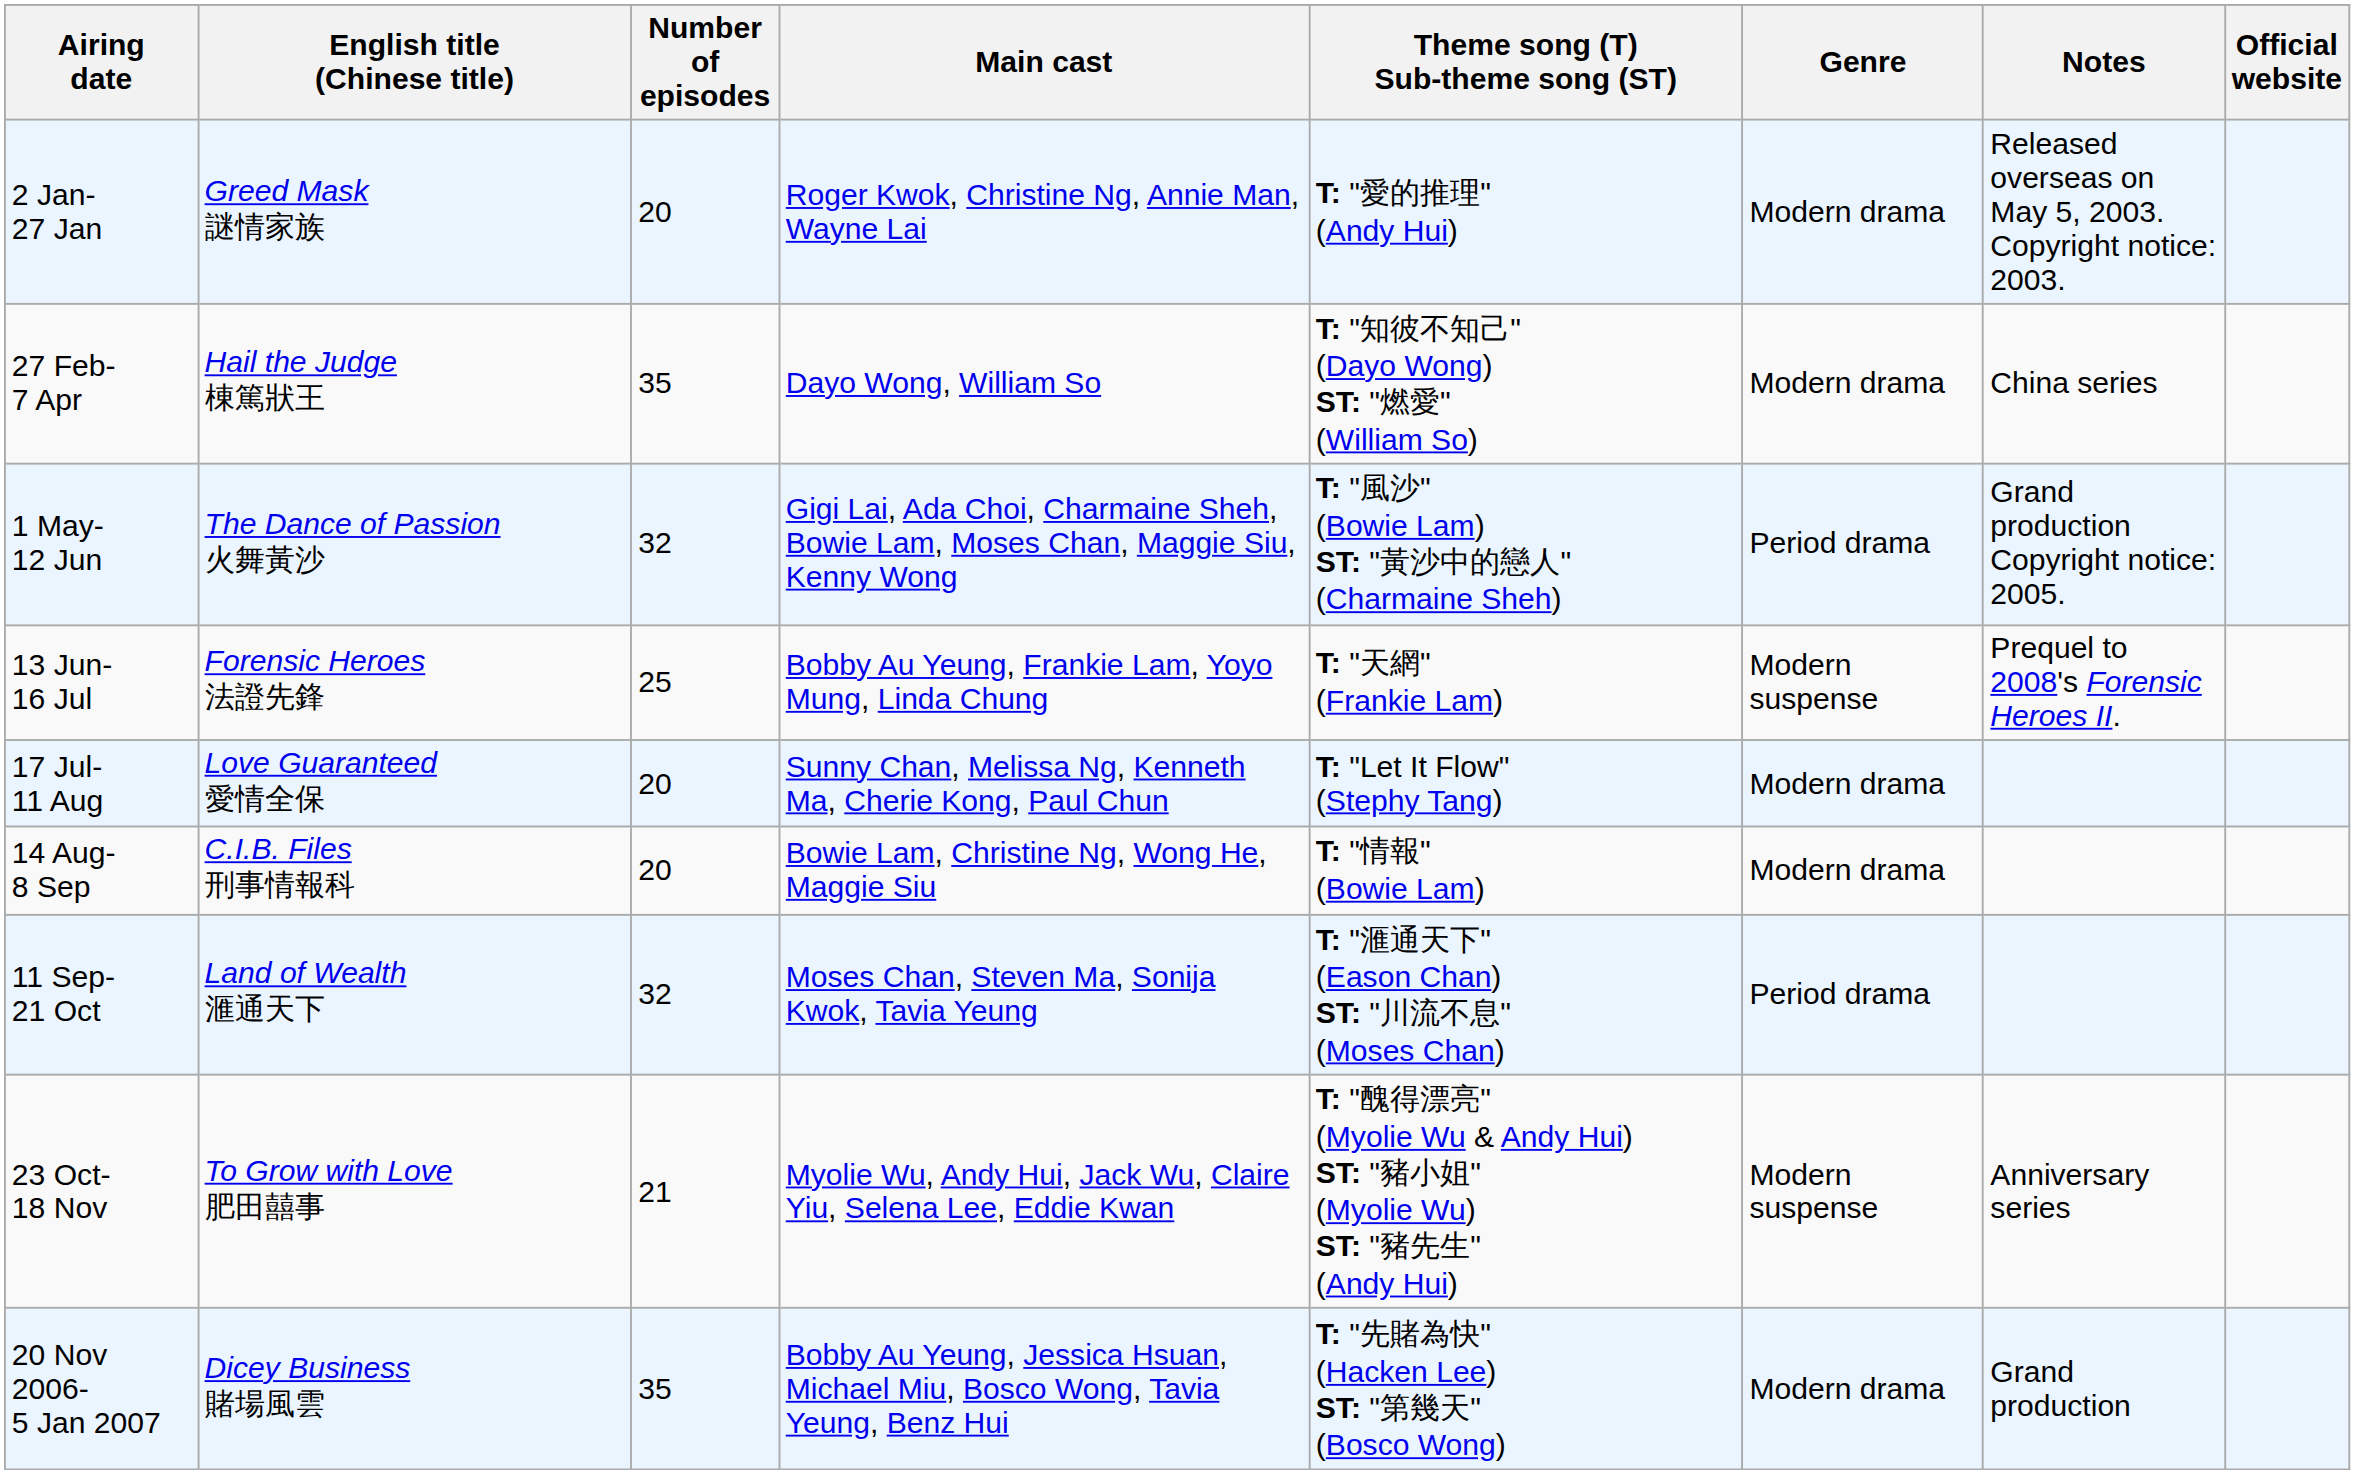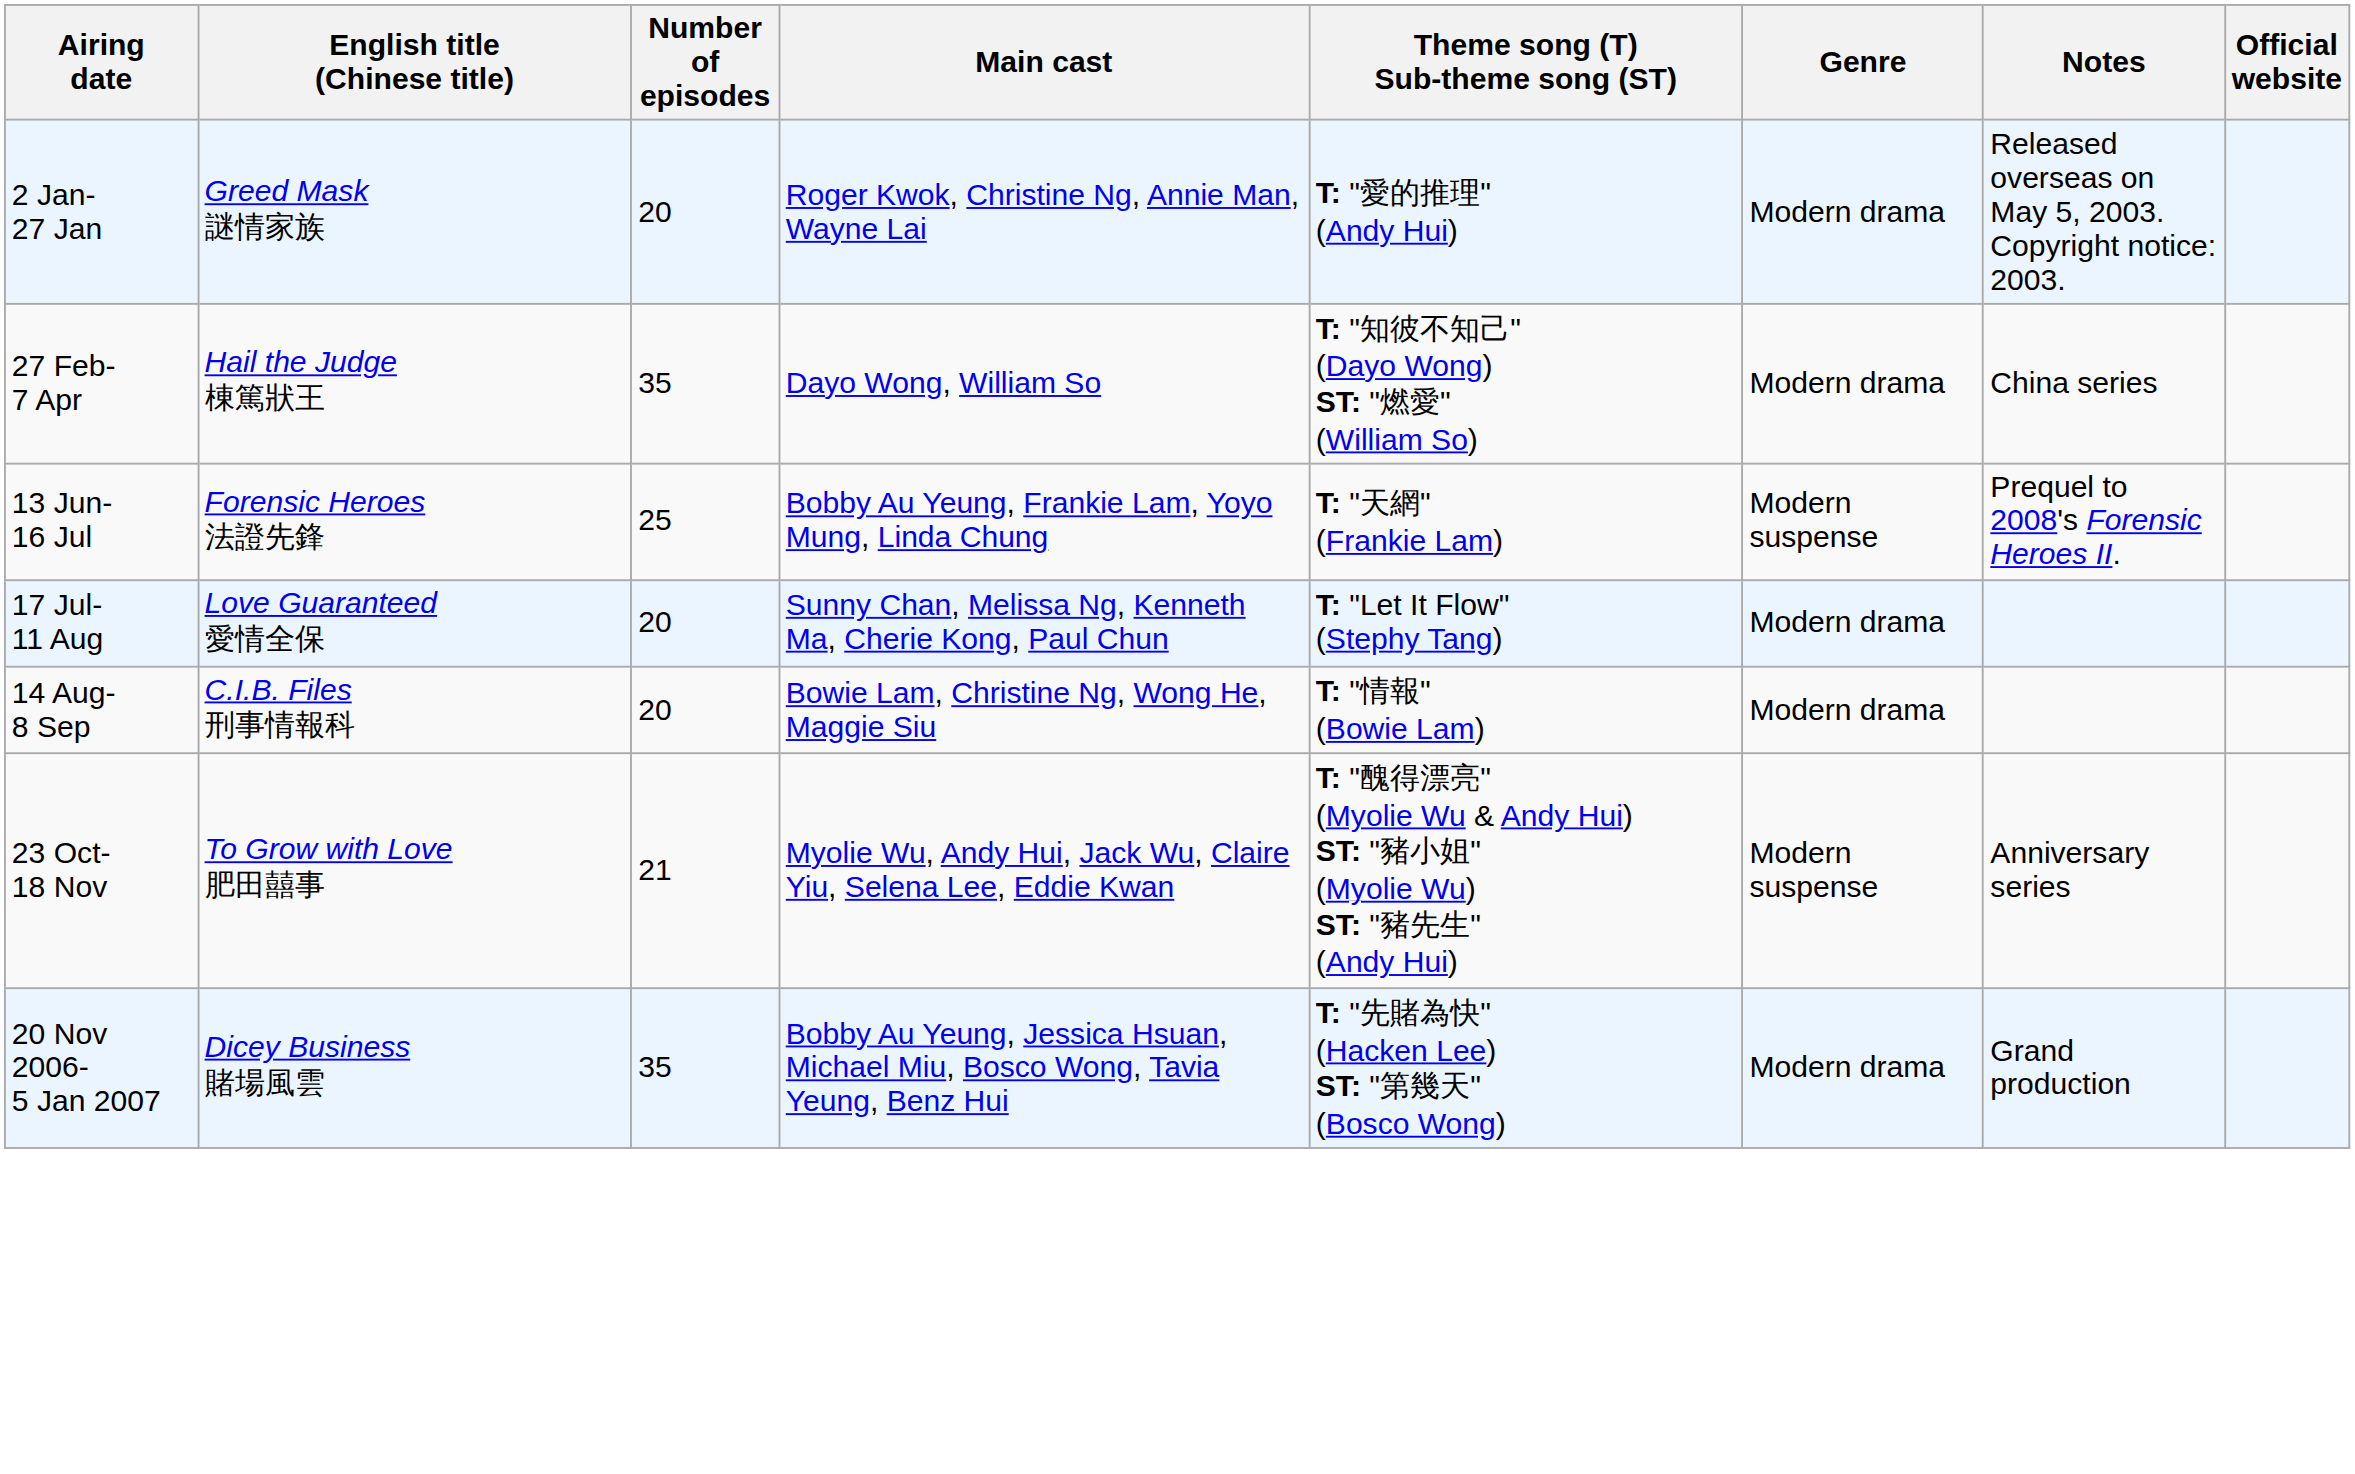- row: (58, 543)
- row: (63, 993)
